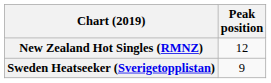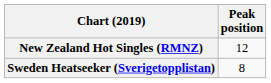(242, 68) 9 -> (242, 68) 8
